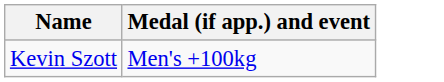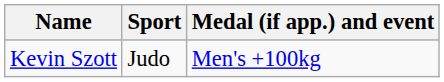+ column: (154, 22)
